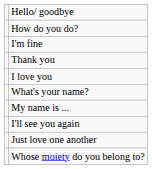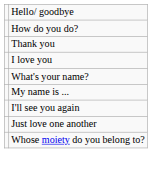- row: (27, 44)
